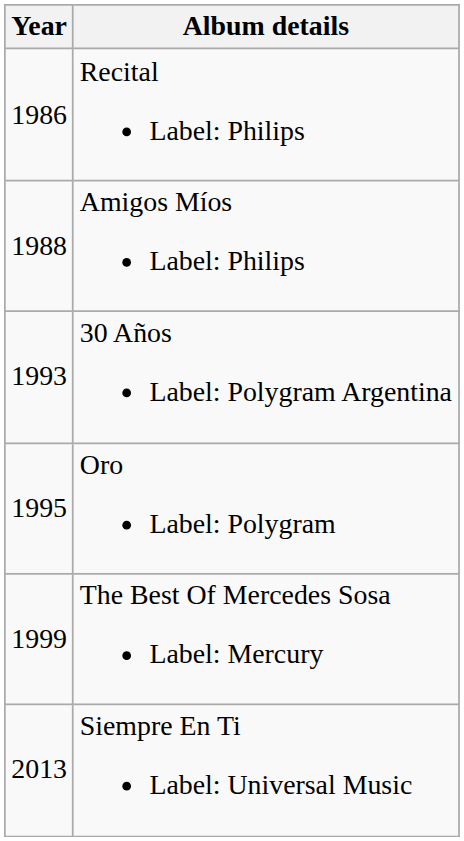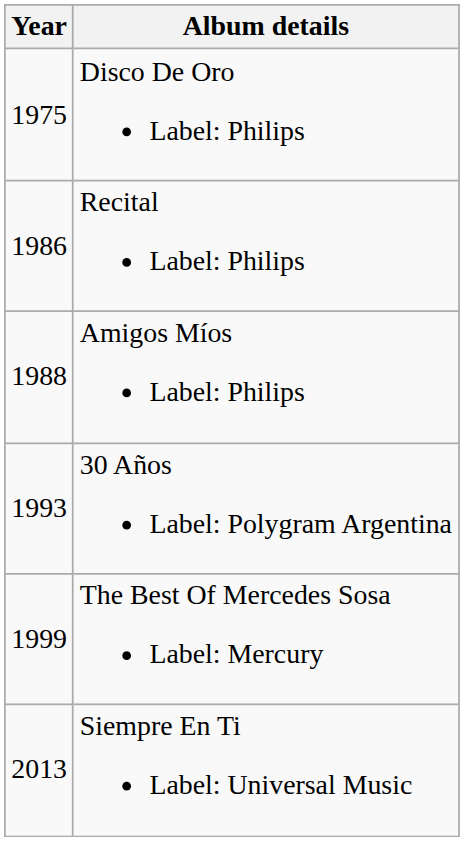+ row: (266, 101)
- row: (266, 494)
